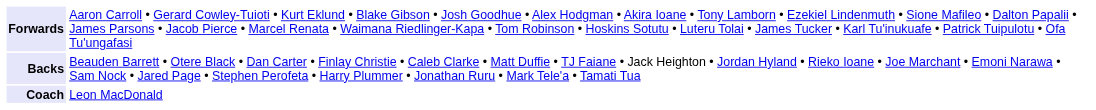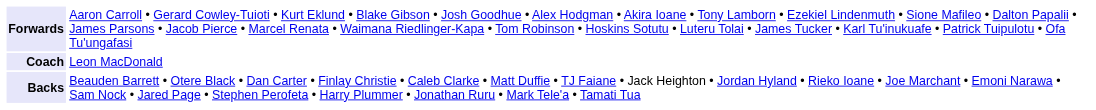rows swapped: (46, 69) <-> (45, 94)
